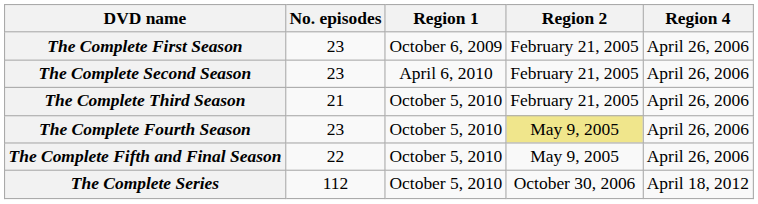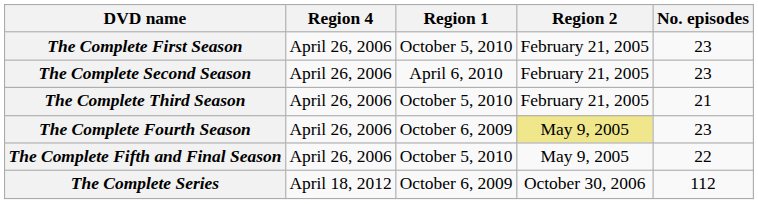columns swapped: (335, 18) <-> (698, 18)
(446, 45) October 6, 2009 -> (456, 45) October 5, 2010
(446, 128) October 5, 2010 -> (456, 128) October 6, 2009
(446, 184) October 5, 2010 -> (456, 184) October 6, 2009
